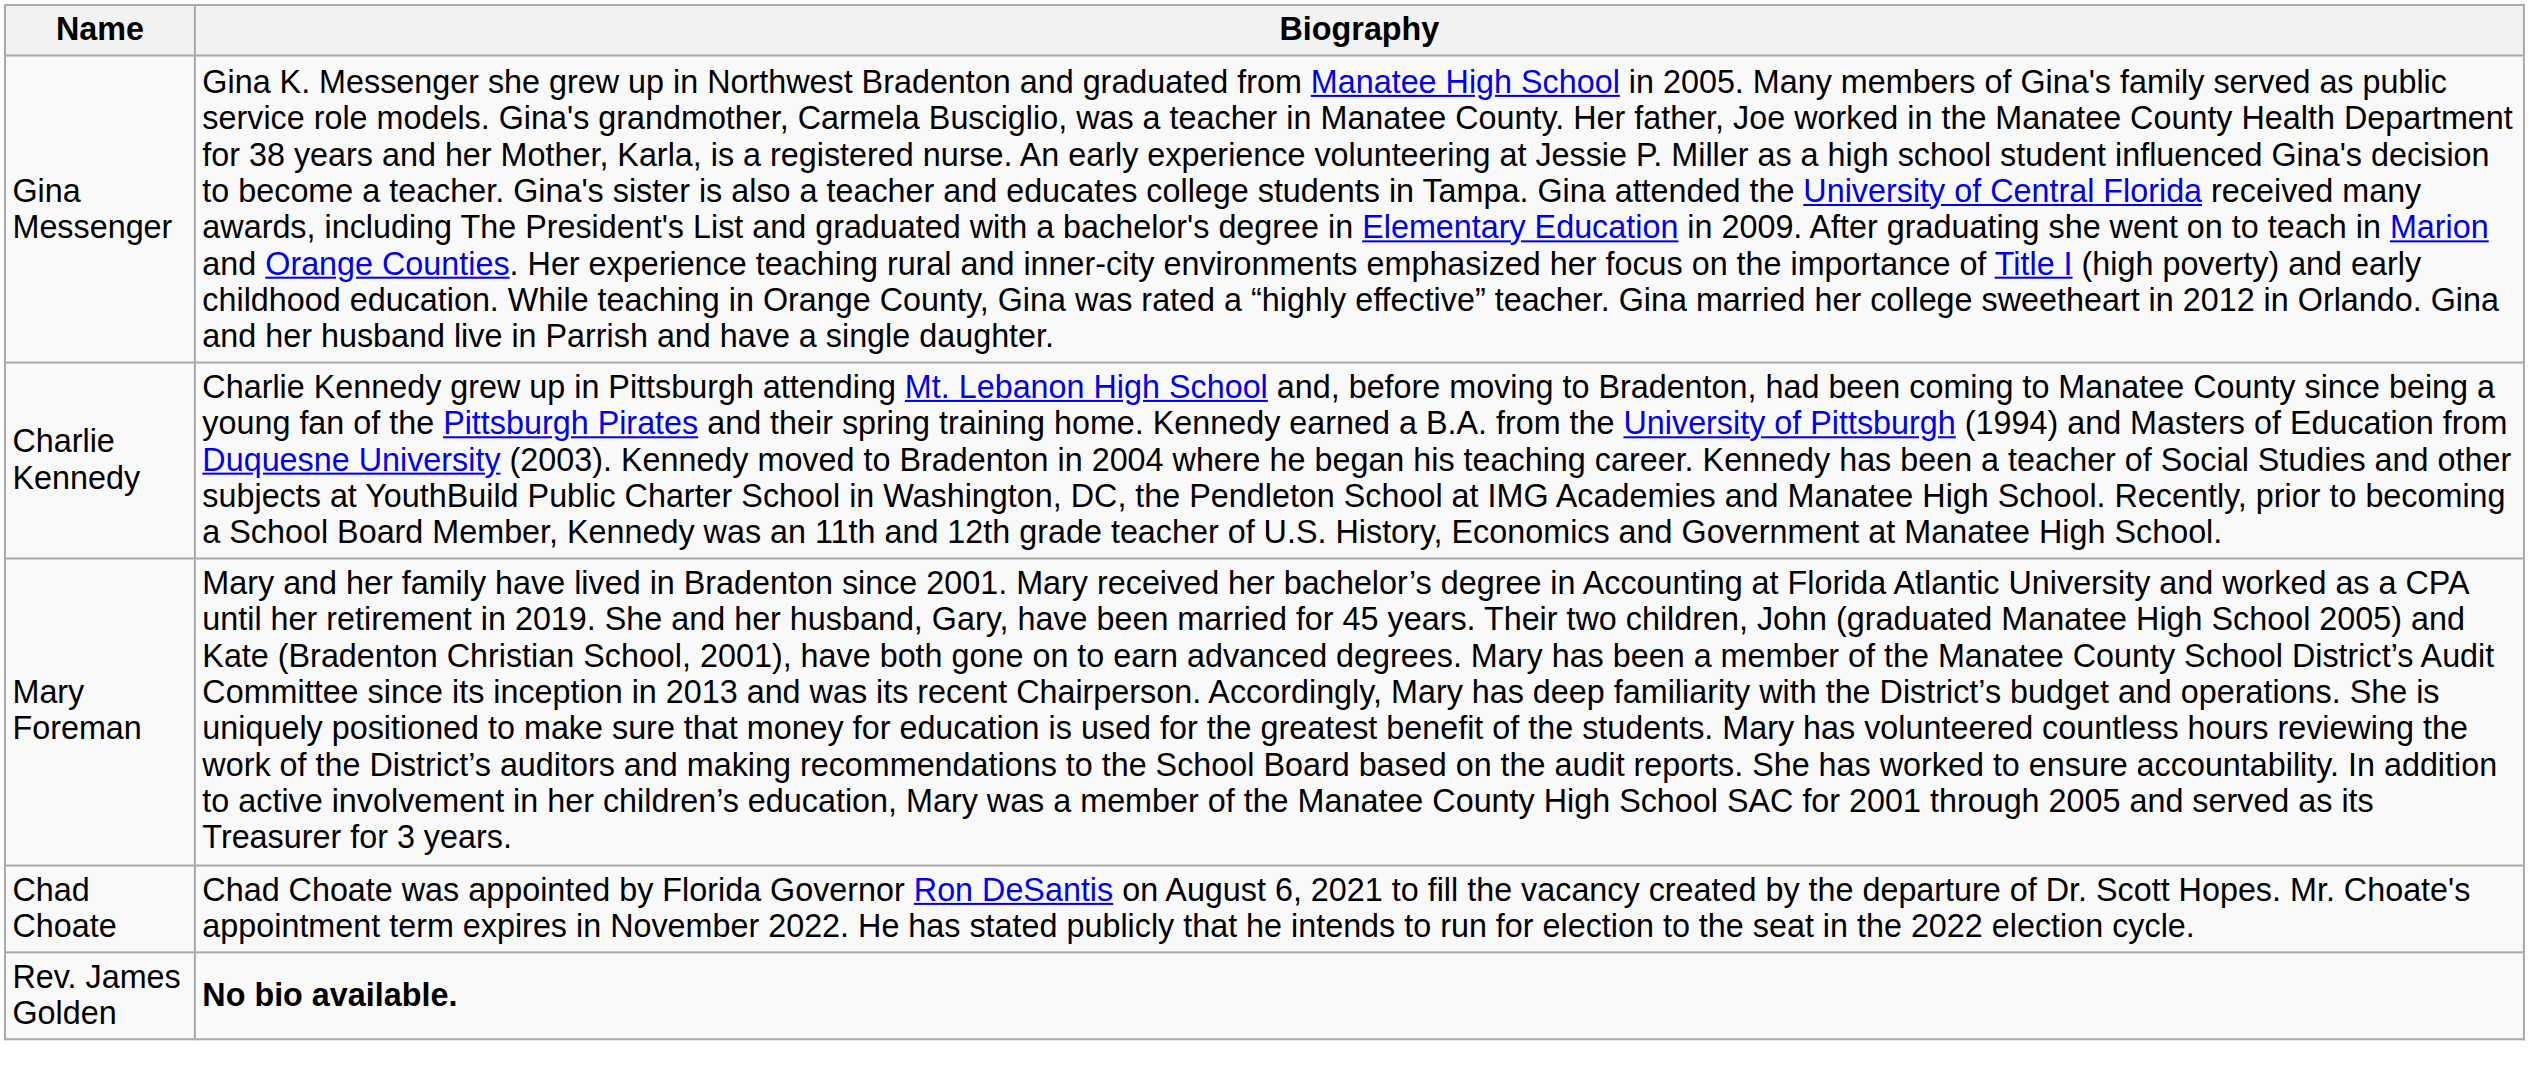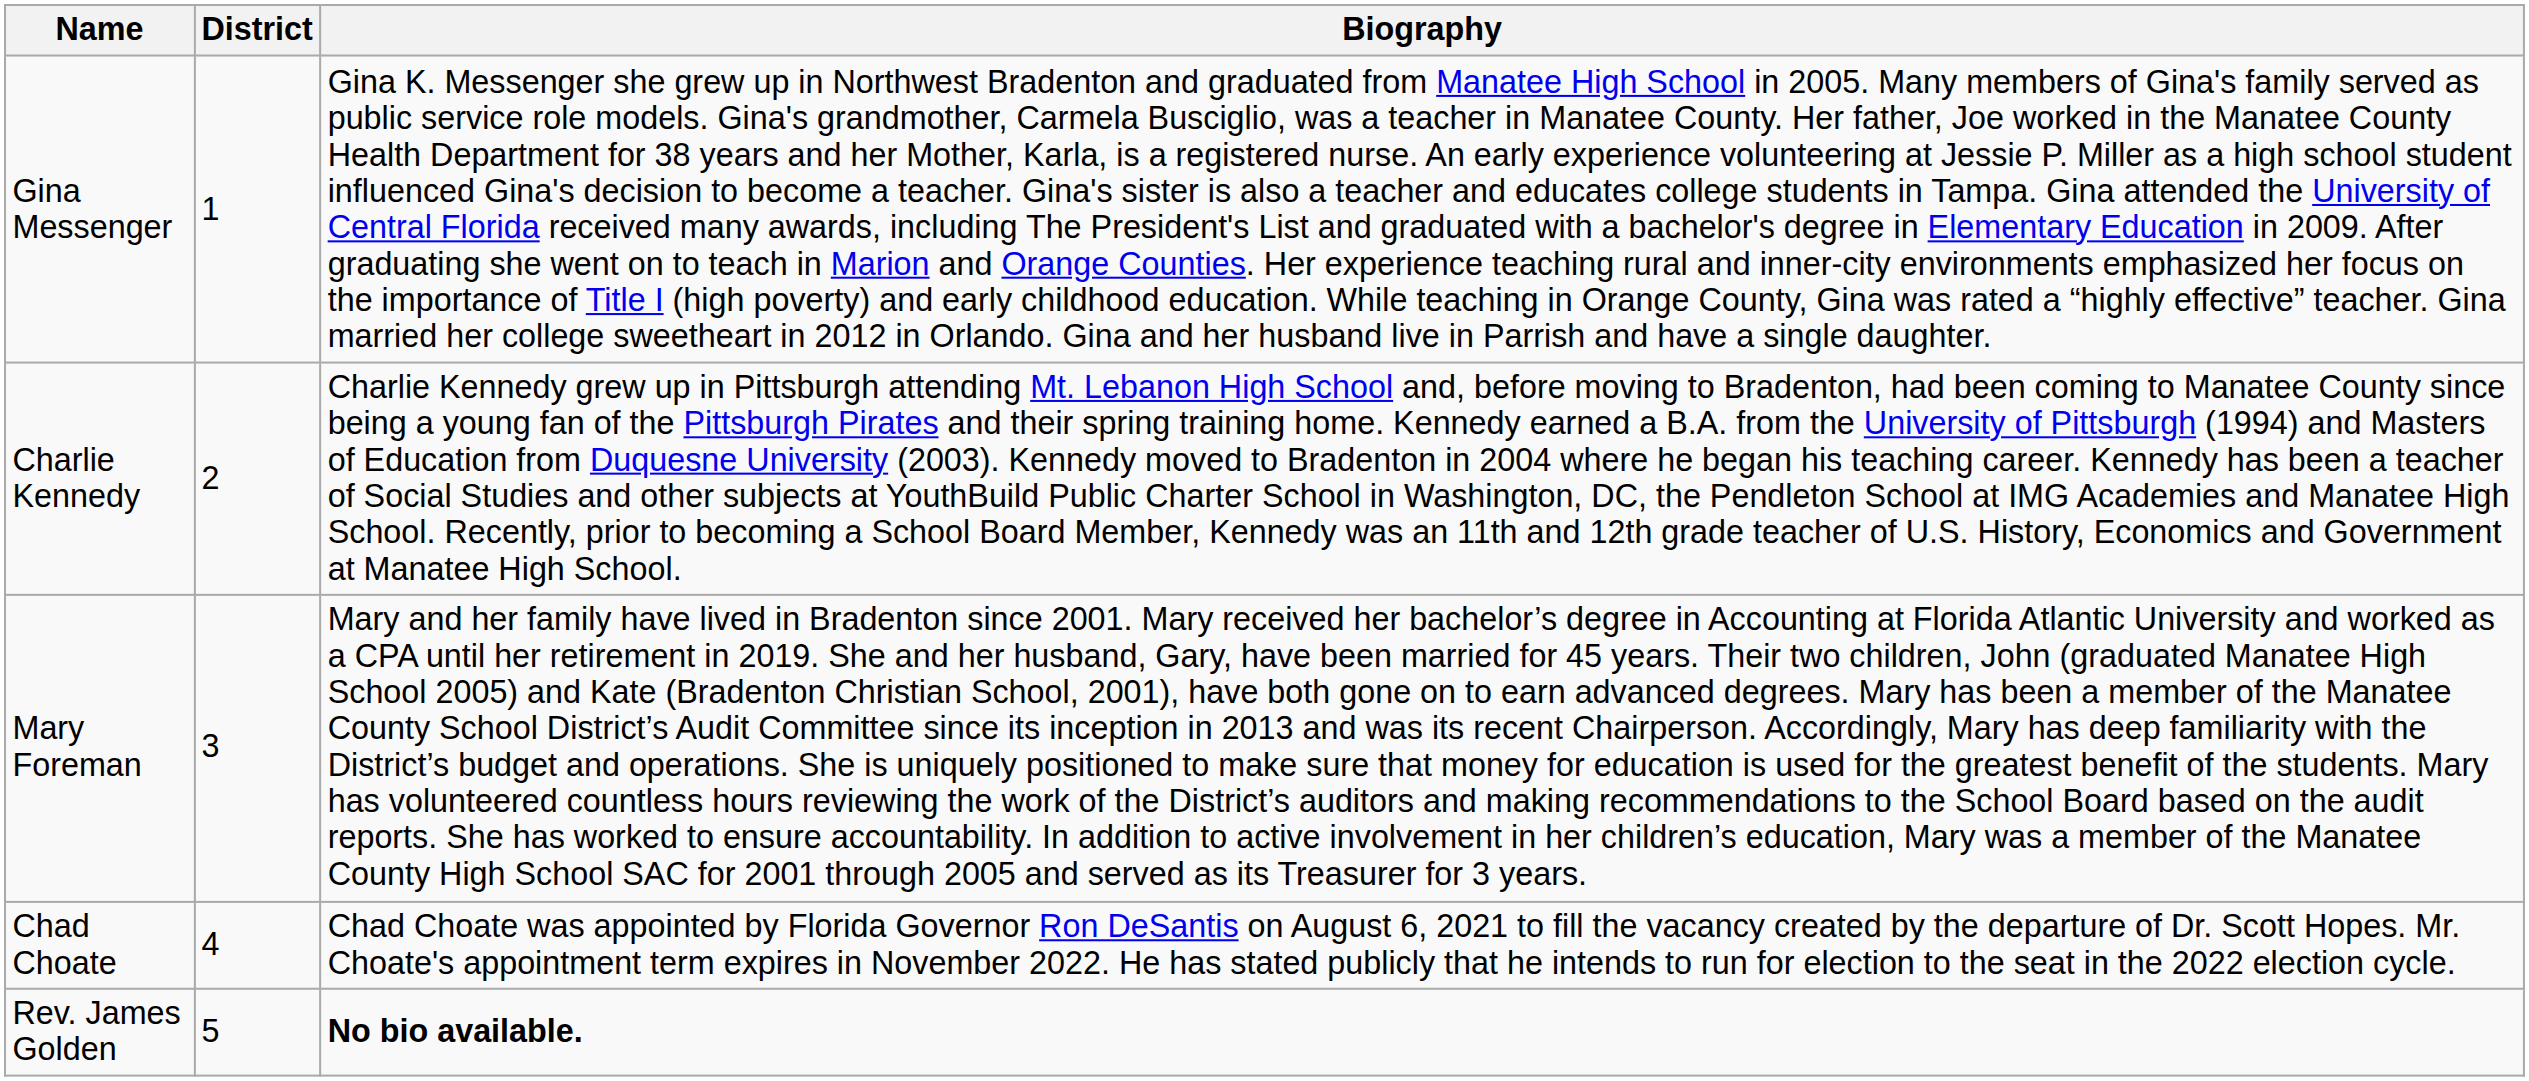+ column: (257, 30)
